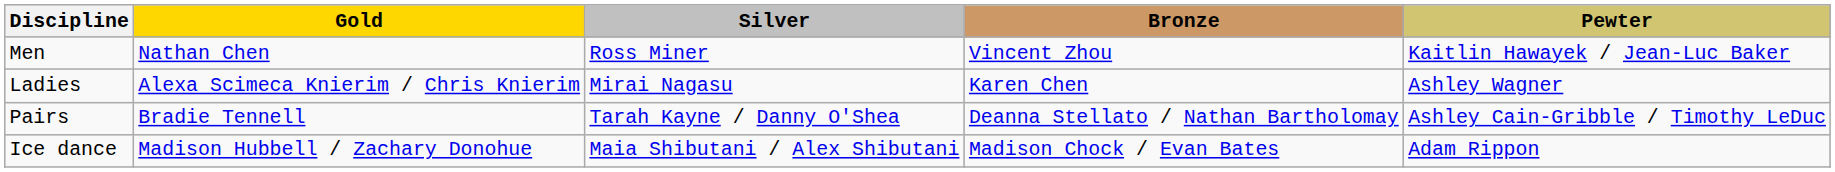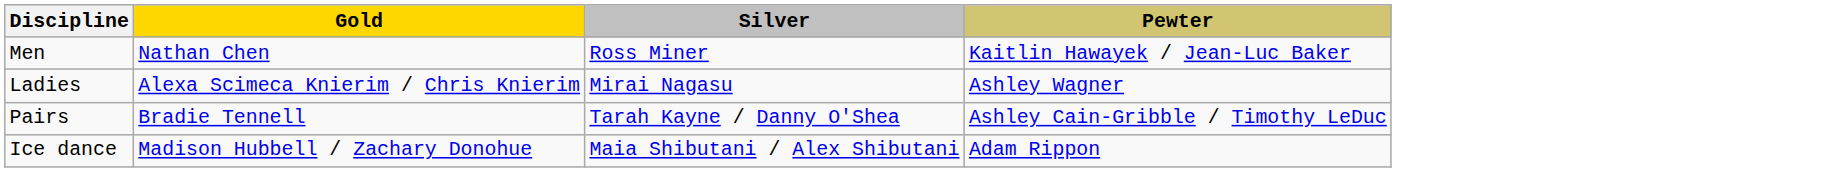- column: (1184, 21)
